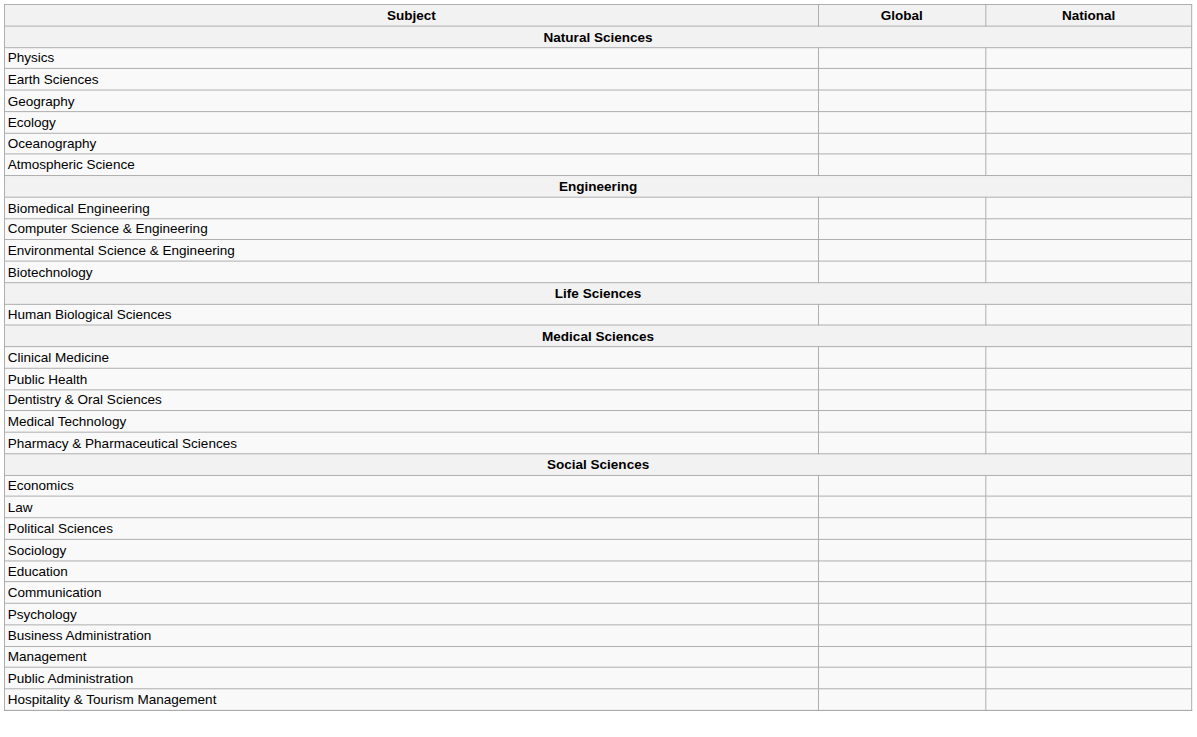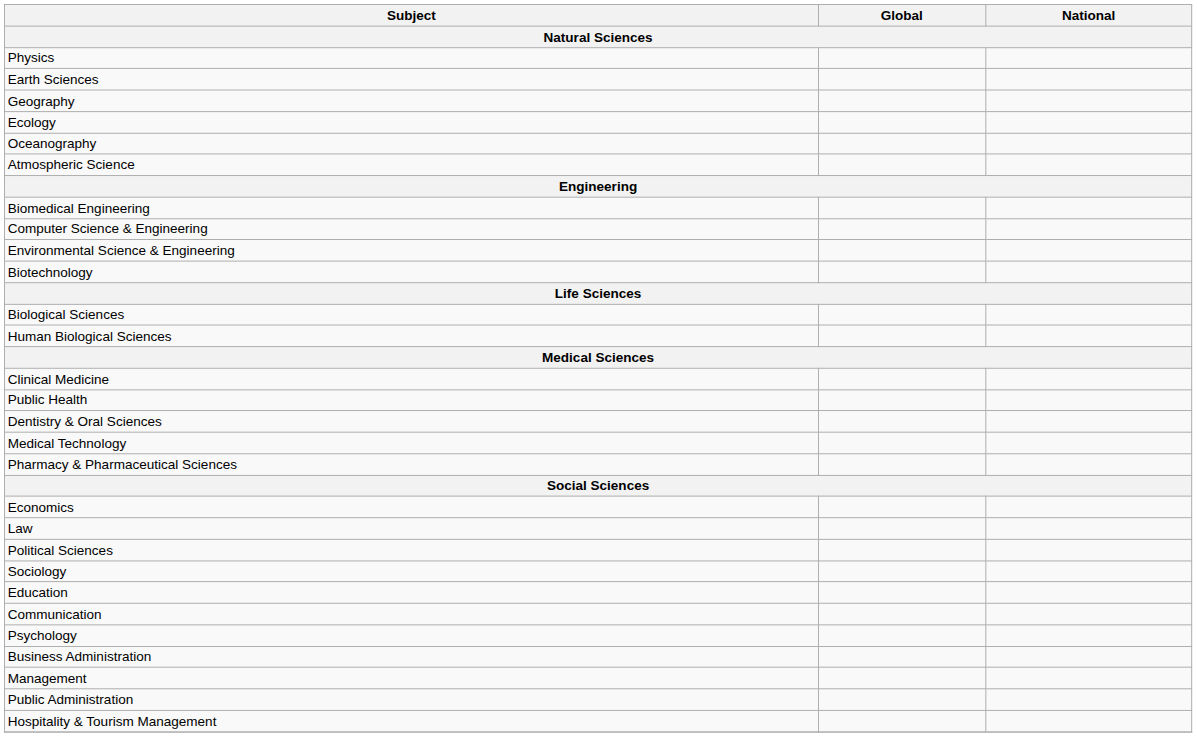+ row: (66, 315)
